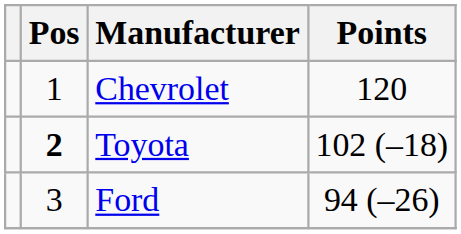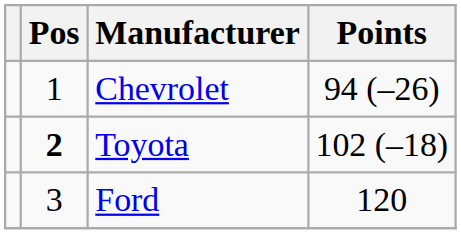(382, 88) 120 -> (382, 88) 94 (–26)
(382, 200) 94 (–26) -> (382, 200) 120
